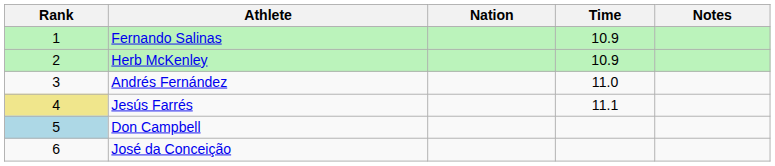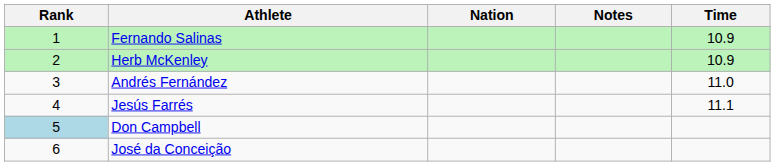columns swapped: (605, 15) <-> (712, 15)
(56, 104) khaki background -> (56, 104) no background
